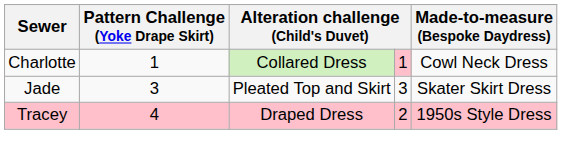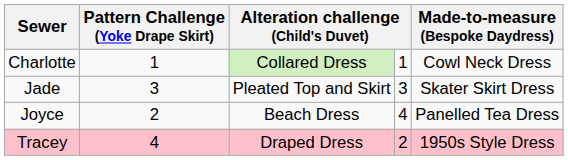(403, 62) pink background -> (403, 62) no background
+ row: (42, 115)
